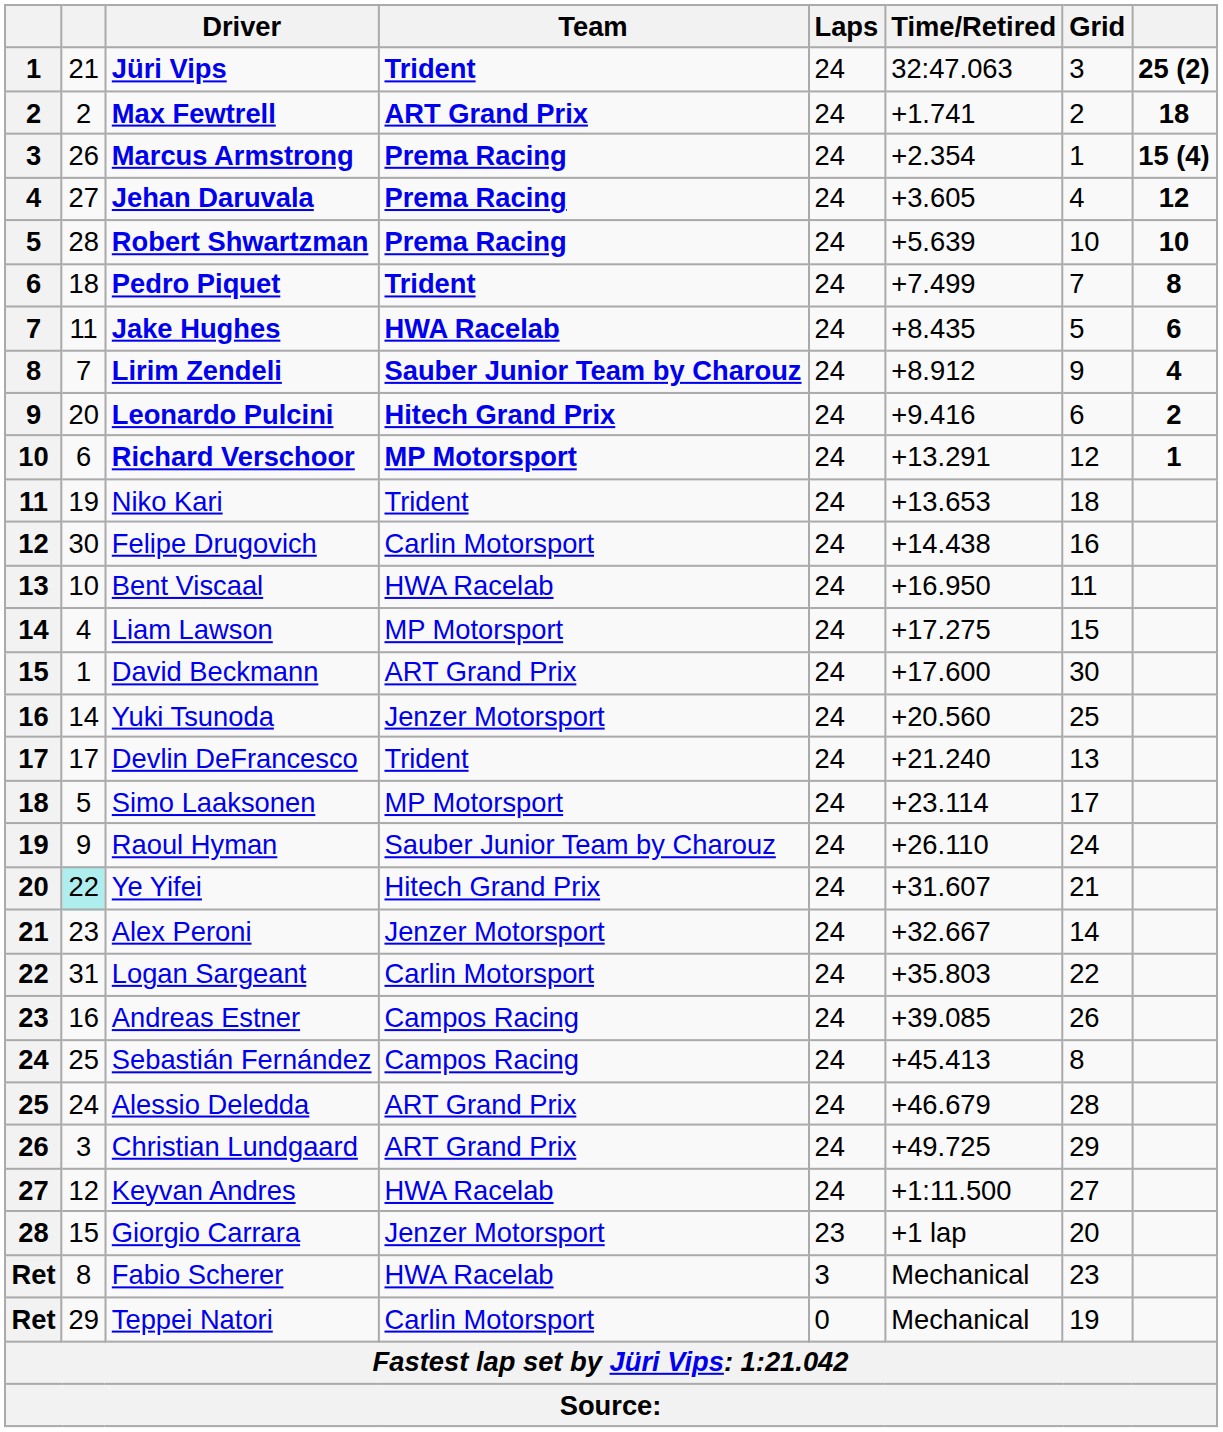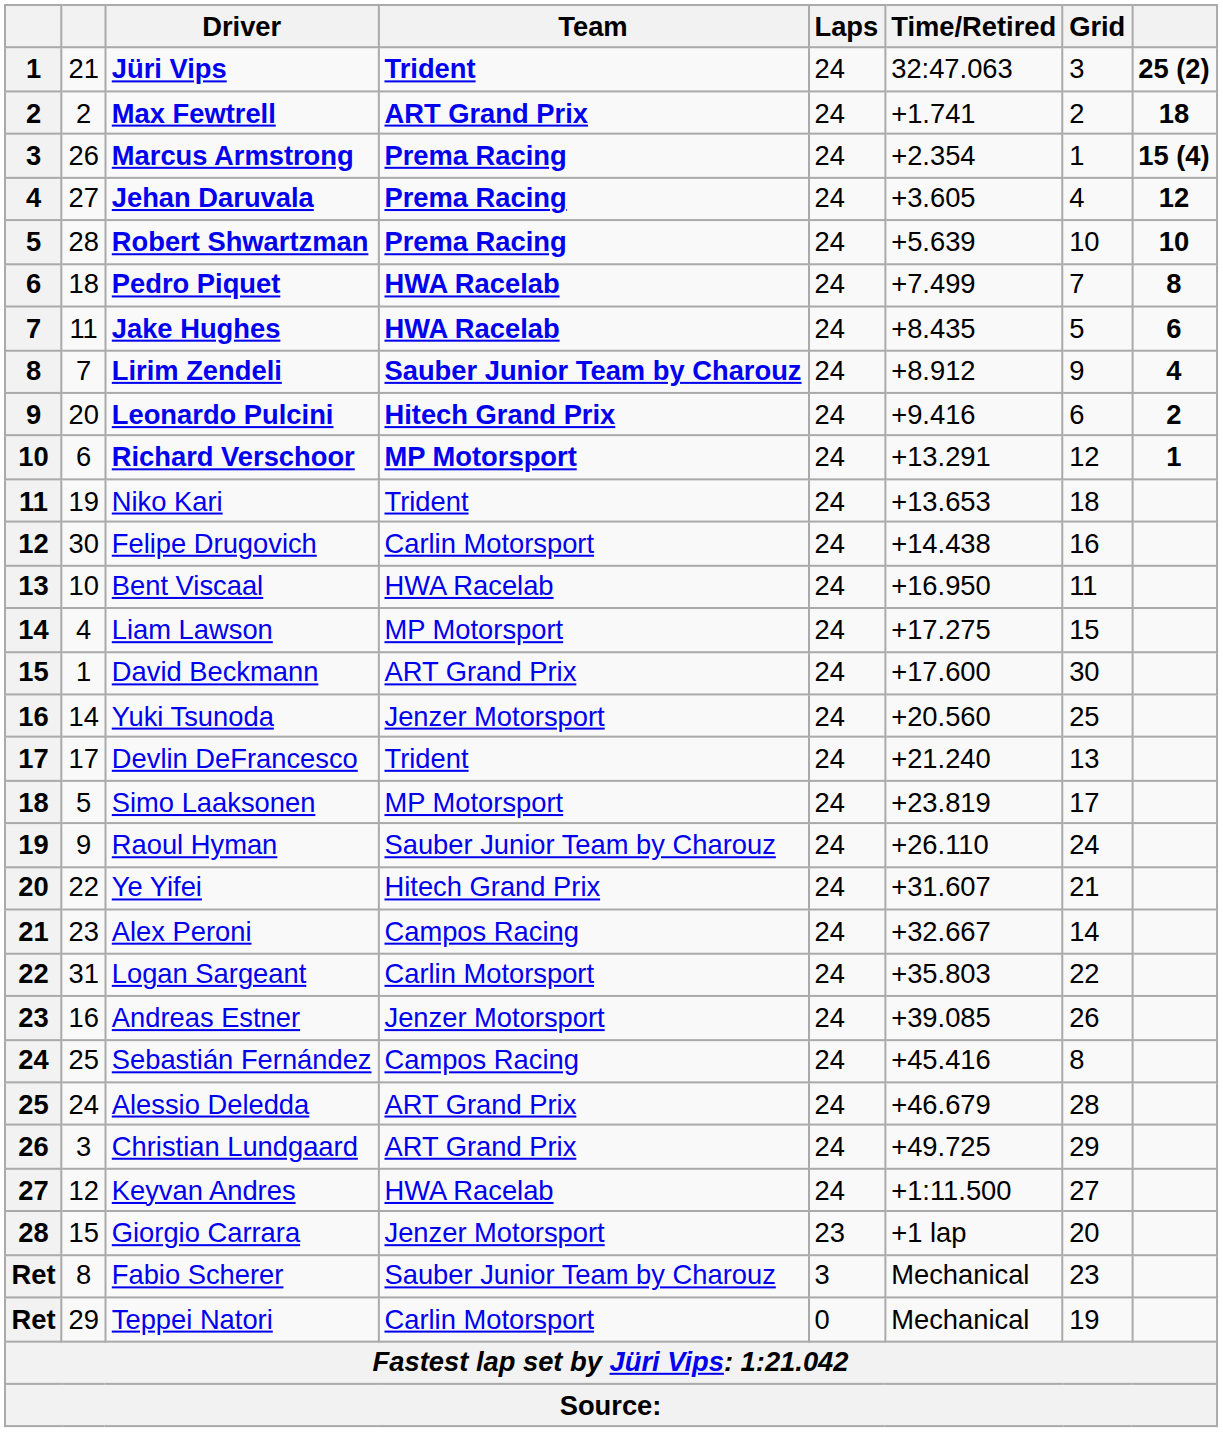(430, 285) Trident -> (472, 285) HWA Racelab
(940, 802) +23.114 -> (941, 802) +23.819
(84, 888) paleturquoise background -> (84, 888) no background
(495, 931) Jenzer Motorsport -> (482, 931) Campos Racing
(482, 1017) Campos Racing -> (495, 1017) Jenzer Motorsport
(941, 1060) +45.413 -> (941, 1060) +45.416
(469, 1276) HWA Racelab -> (580, 1276) Sauber Junior Team by Charouz
